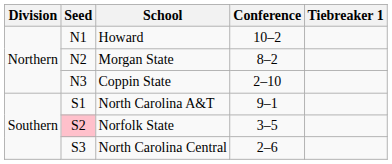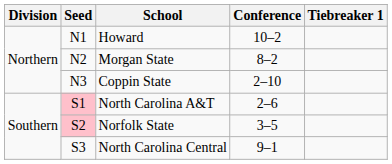(78, 103) no background -> (78, 103) pink background
(267, 103) 9–1 -> (267, 103) 2–6
(267, 147) 2–6 -> (267, 147) 9–1
